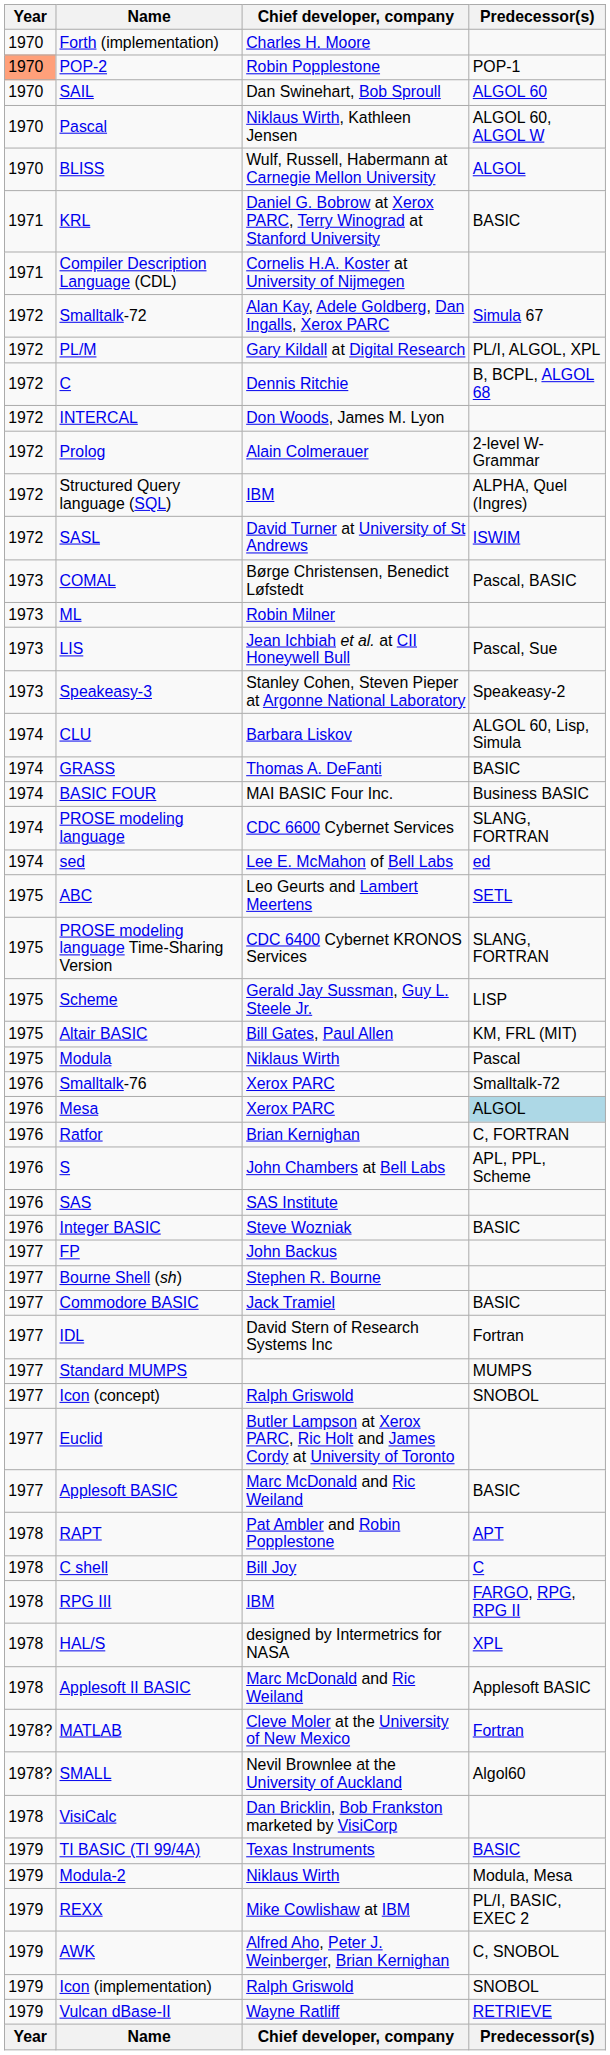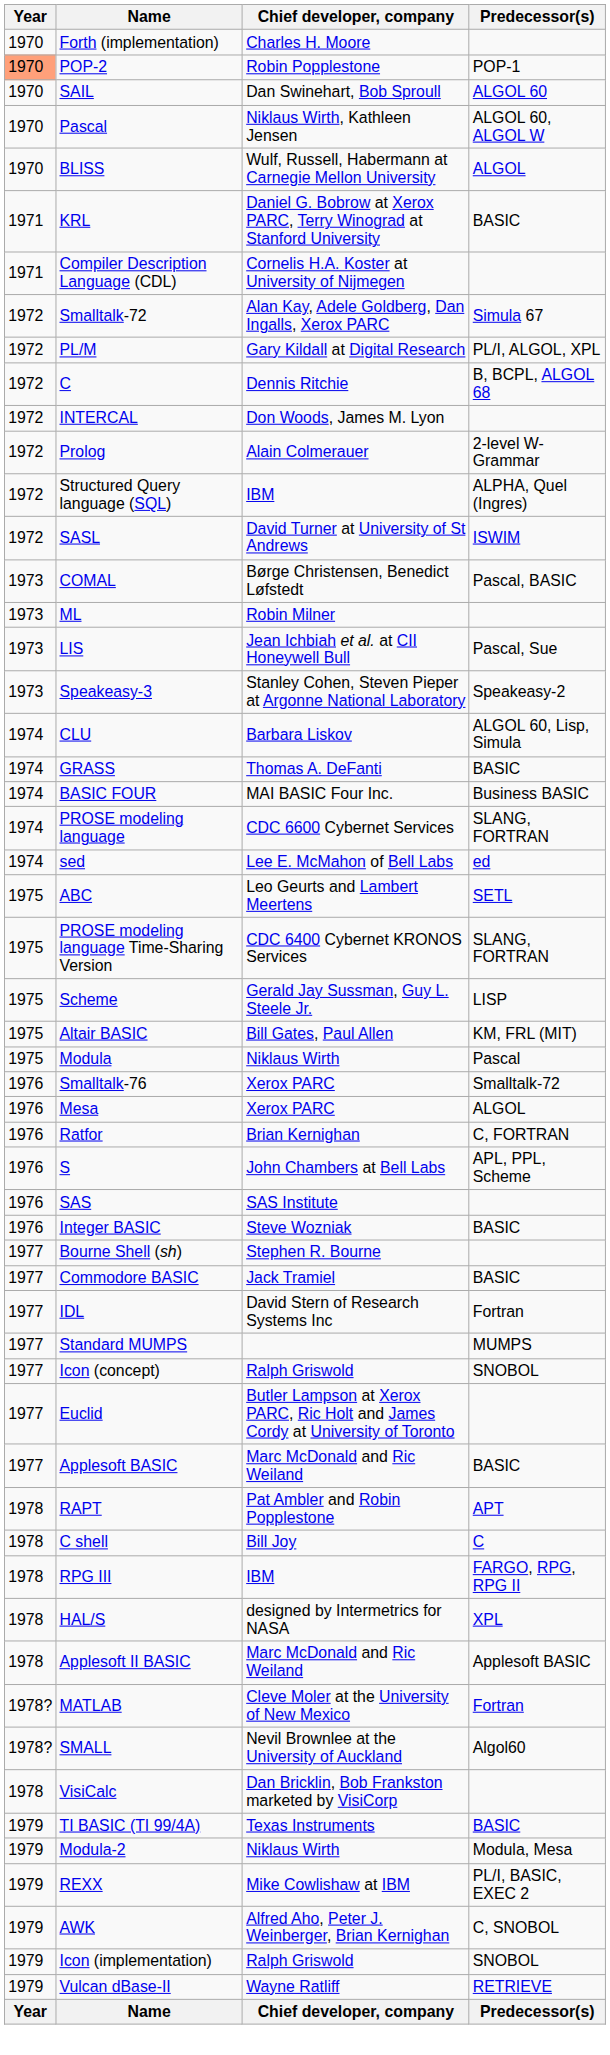(499, 1109) lightblue background -> (499, 1109) no background
- row: (70, 1252)
